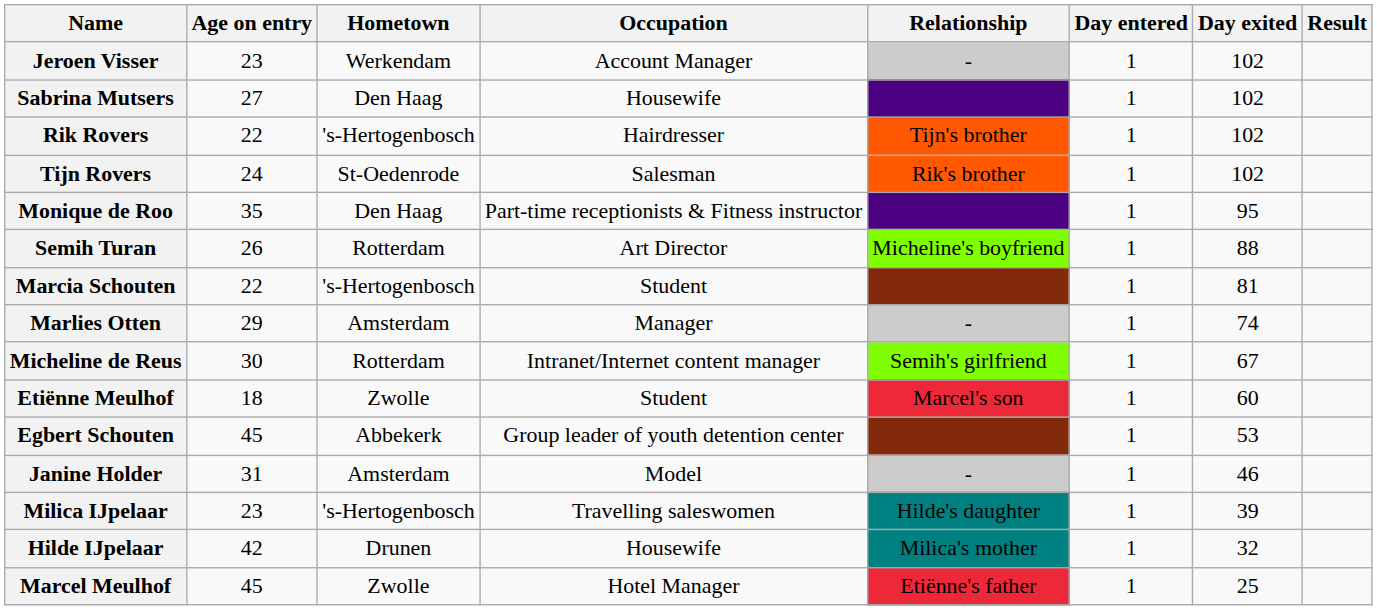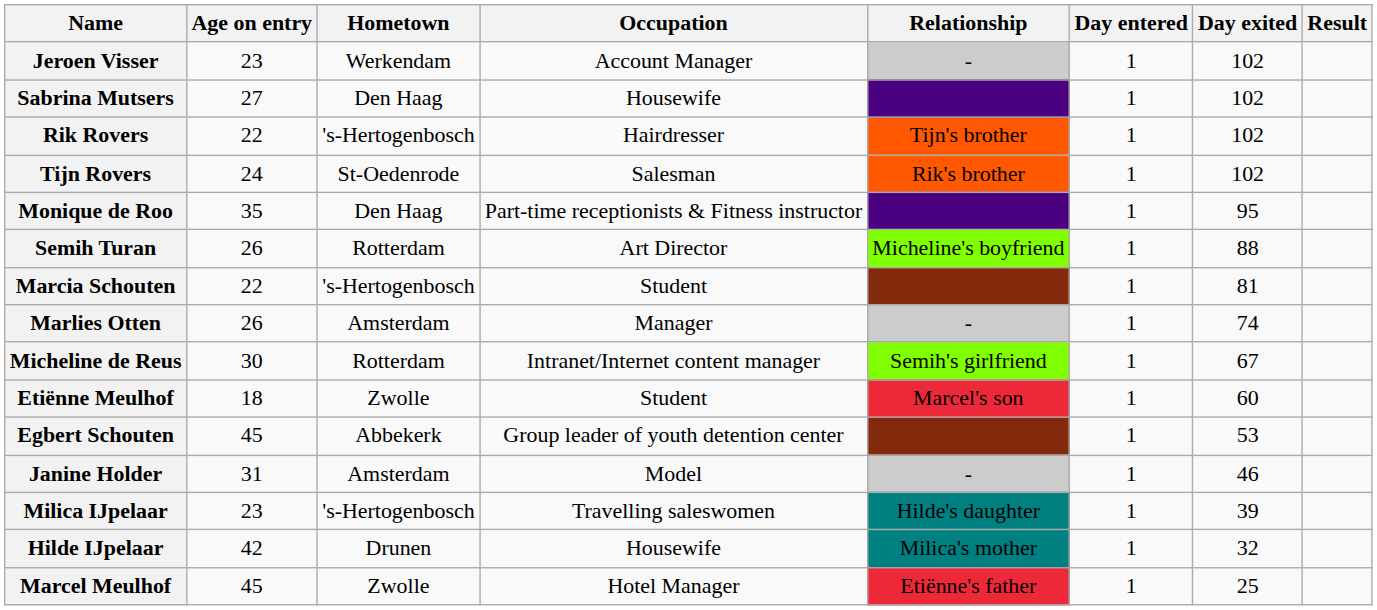(252, 323) 29 -> (252, 323) 26
